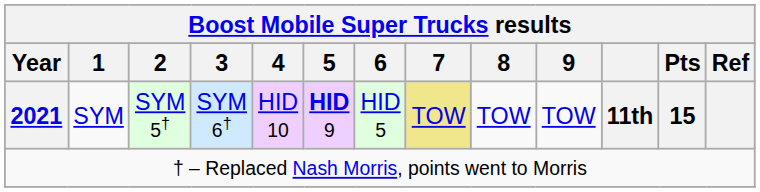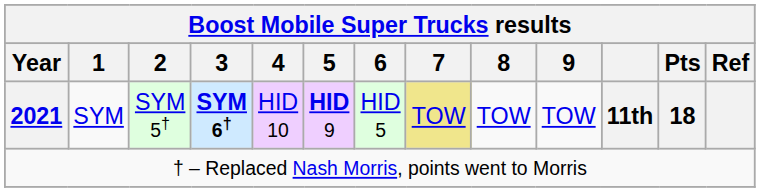(222, 114) normal -> (222, 115) bold
(683, 115) 15 -> (683, 115) 18
